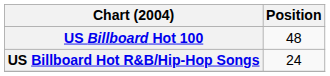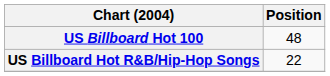(294, 60) 24 -> (294, 60) 22
